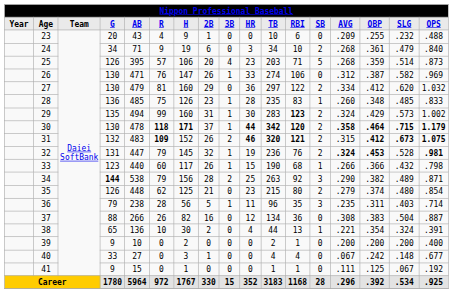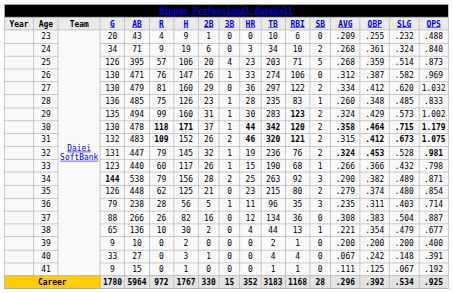(404, 50) .479 -> (404, 50) .324
(404, 230) .324 -> (404, 230) .479
(434, 230) .391 -> (434, 230) .677
(434, 256) .677 -> (434, 256) .391
